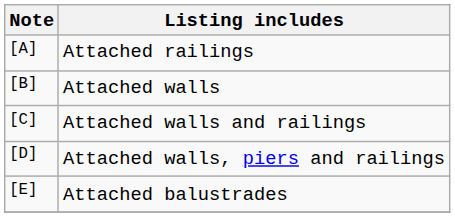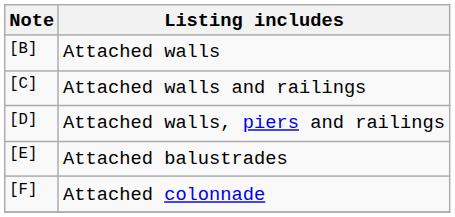- row: (159, 53)
+ row: (164, 194)
